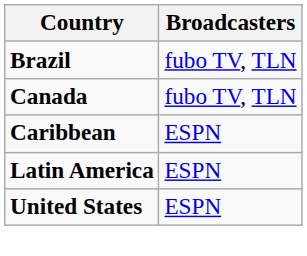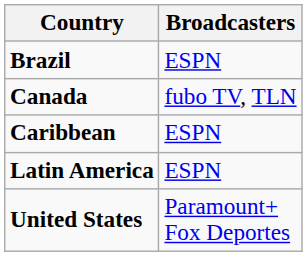(231, 59) fubo TV, TLN -> (193, 59) ESPN
(193, 206) ESPN -> (227, 219) Paramount+ Fox Deportes
